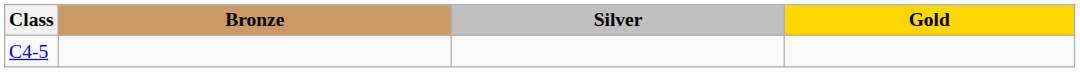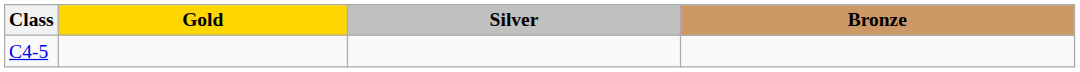columns swapped: (929, 19) <-> (255, 19)
